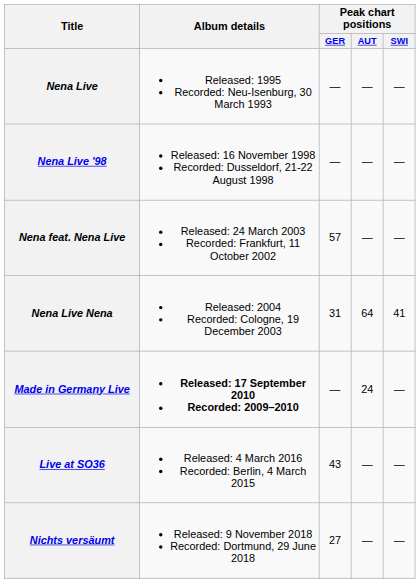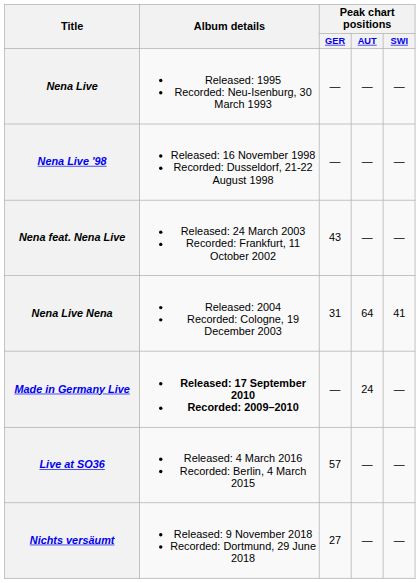(335, 237) 57 -> (335, 237) 43
(335, 465) 43 -> (335, 465) 57
